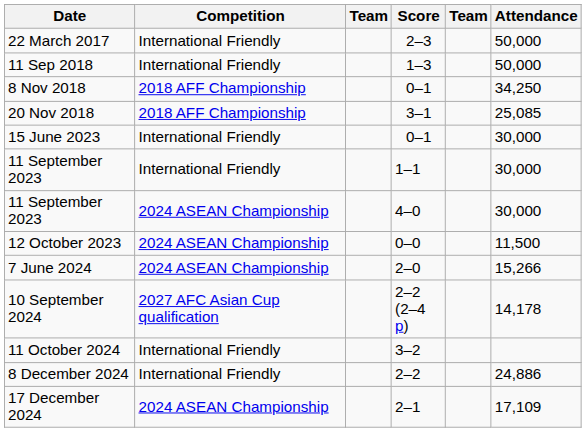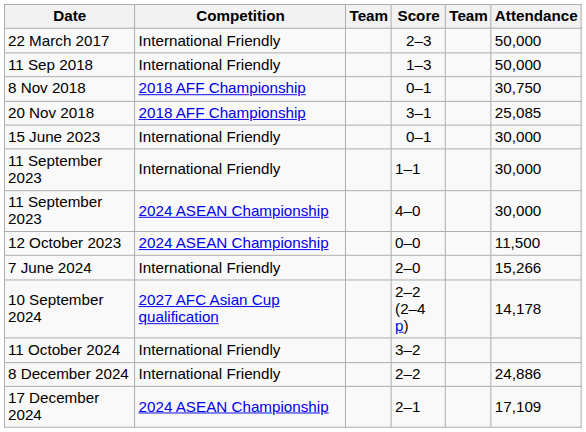(518, 88) 34,250 -> (518, 88) 30,750
(234, 267) 2024 ASEAN Championship -> (210, 267) International Friendly
